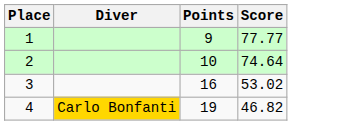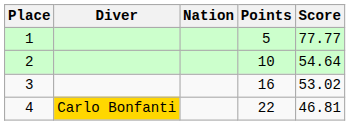+ column: (208, 16)
(208, 39) 9 -> (266, 39) 5
(262, 62) 74.64 -> (320, 62) 54.64
(208, 108) 19 -> (266, 108) 22
(262, 108) 46.82 -> (320, 108) 46.81
